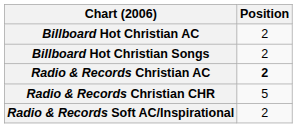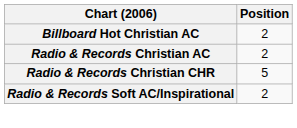- row: (121, 53)
(265, 73) bold -> (265, 53) normal
